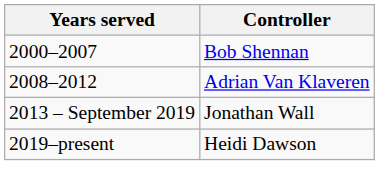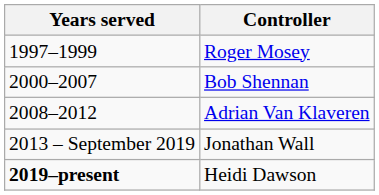+ row: (257, 50)
(62, 143) normal -> (64, 174) bold
